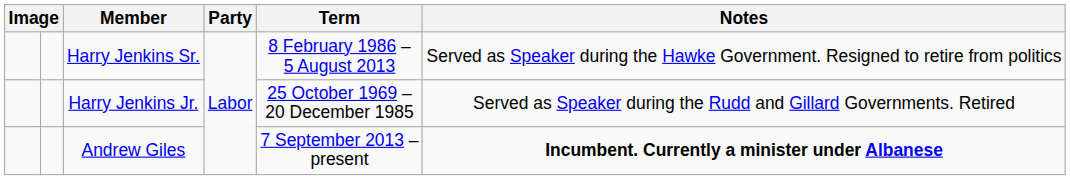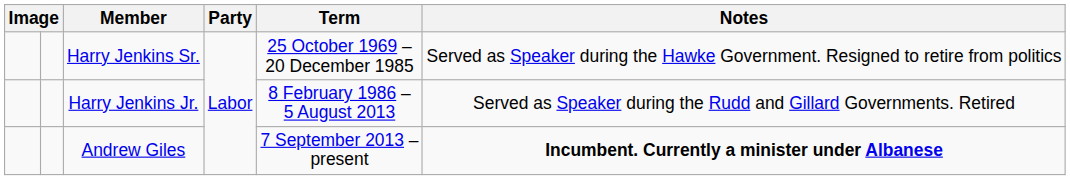(339, 55) 8 February 1986 – 5 August 2013 -> (339, 55) 25 October 1969 – 20 December 1985
(339, 103) 25 October 1969 – 20 December 1985 -> (339, 103) 8 February 1986 – 5 August 2013
